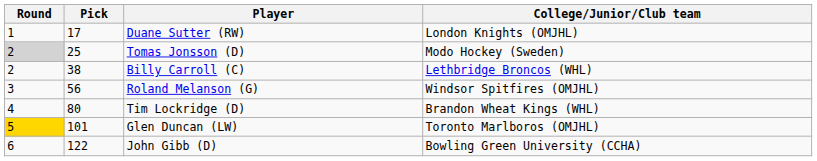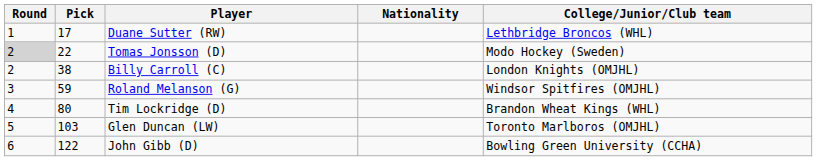+ column: (420, 14)
(502, 33) London Knights (OMJHL) -> (570, 33) Lethbridge Broncos (WHL)
(74, 52) 25 -> (65, 52) 22
(509, 70) Lethbridge Broncos (WHL) -> (563, 70) London Knights (OMJHL)
(74, 89) 56 -> (65, 89) 59
(11, 127) gold background -> (11, 127) no background
(77, 127) 101 -> (68, 127) 103
